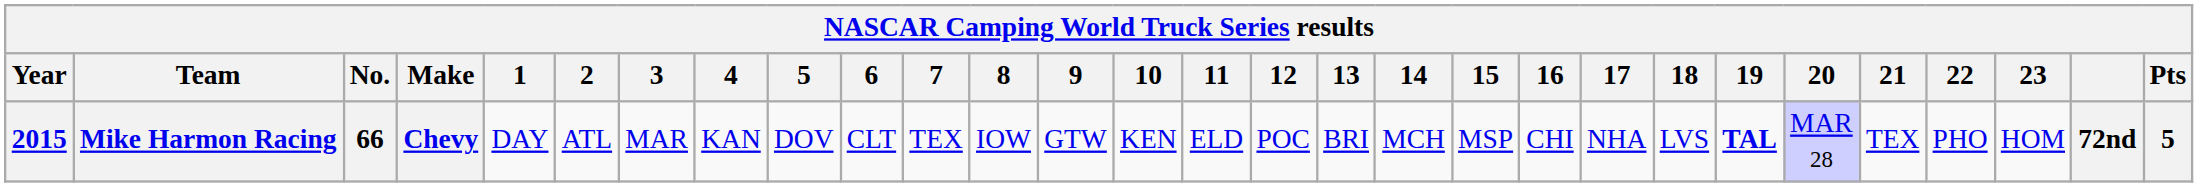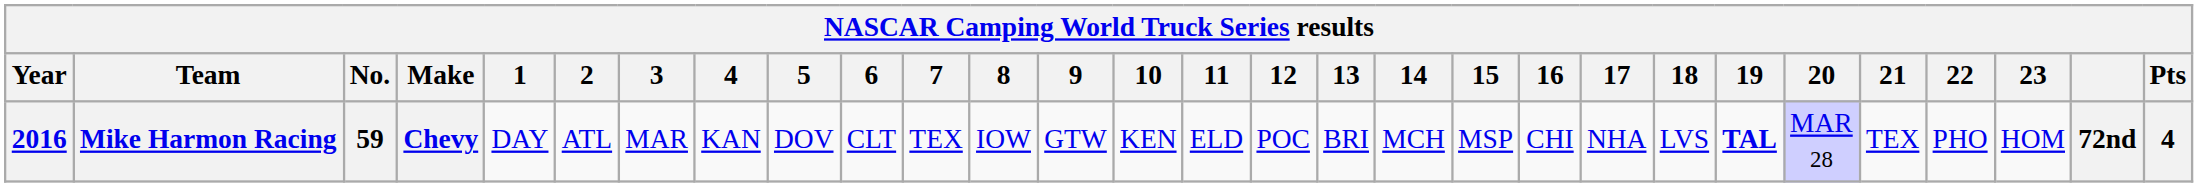(39, 140) 2015 -> (39, 140) 2016
(370, 140) 66 -> (370, 140) 59
(2168, 140) 5 -> (2168, 140) 4
